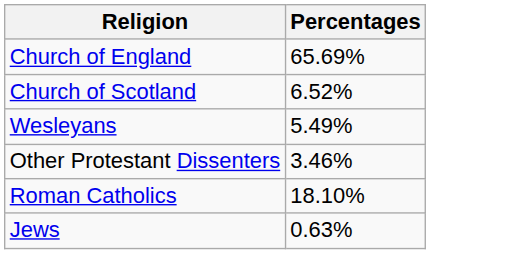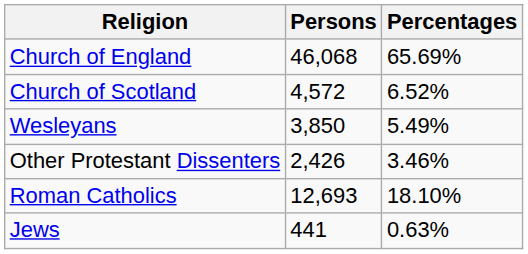+ column: (334, 21)
